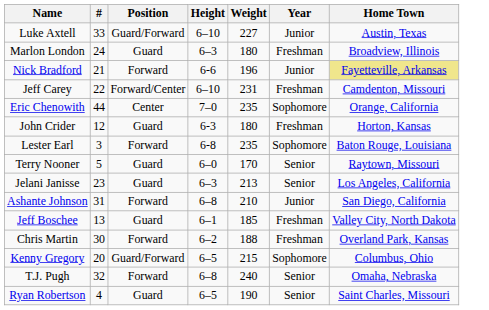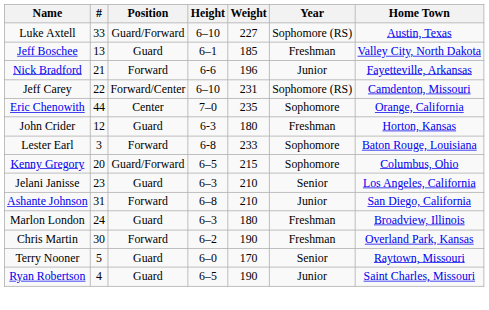(299, 32) Junior -> (312, 32) Sophomore (RS)
rows swapped: (47, 220) <-> (47, 51)
(394, 70) khaki background -> (419, 70) no background
(299, 88) Freshman -> (312, 88) Sophomore (RS)
(249, 145) 235 -> (249, 145) 233
rows swapped: (47, 257) <-> (47, 164)
(249, 182) 213 -> (249, 182) 210
(249, 239) 188 -> (249, 239) 190
- row: (47, 276)
(299, 295) Senior -> (312, 276) Junior
